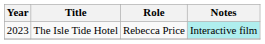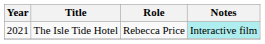(18, 30) 2023 -> (18, 30) 2021
